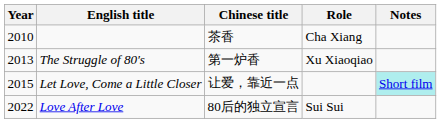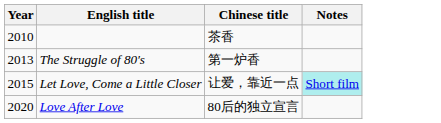- column: (339, 14)
(21, 106) 2022 -> (21, 106) 2020
